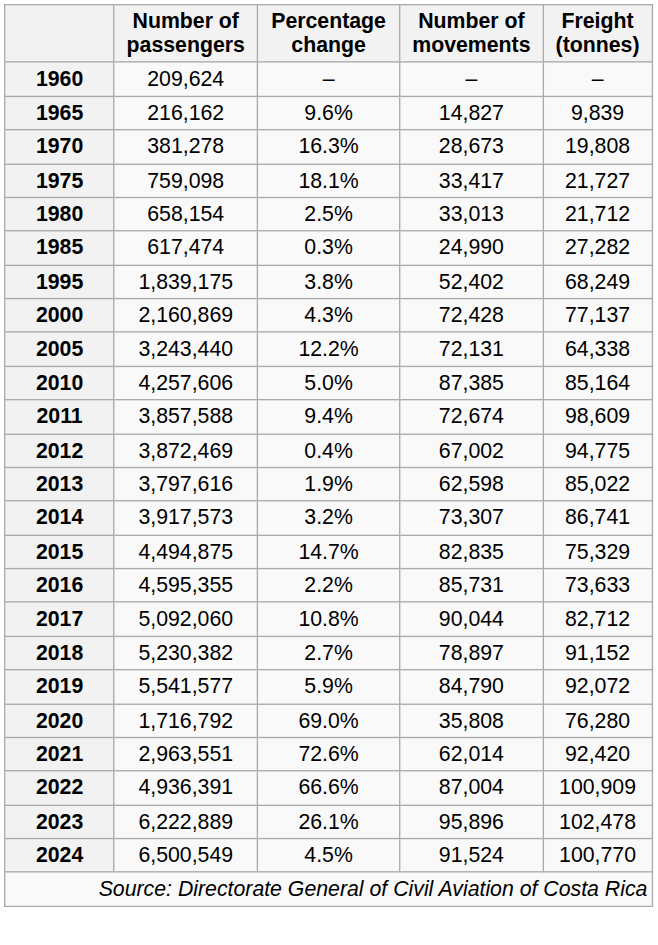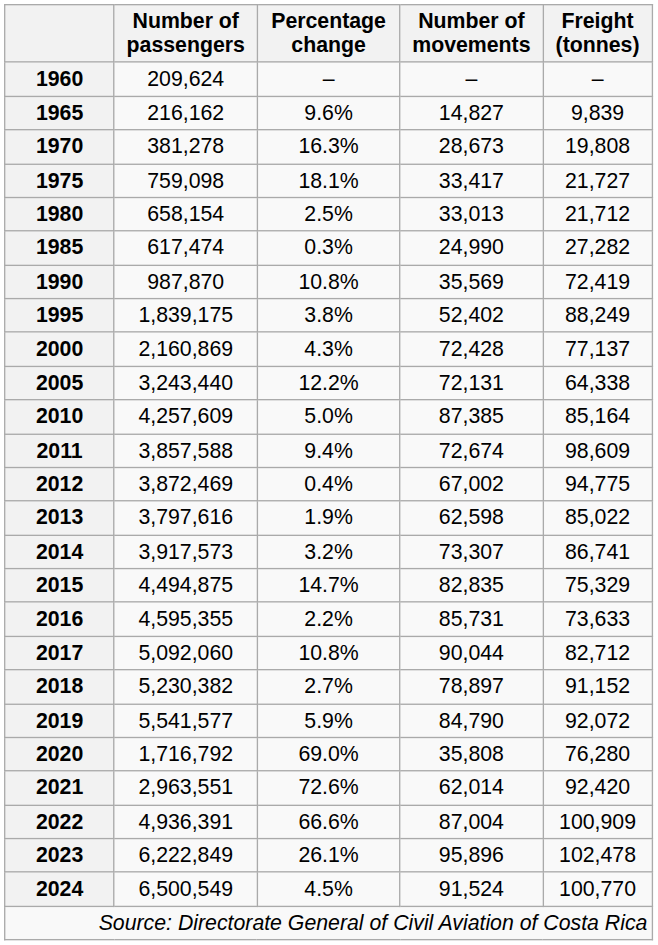+ row: (60, 281)
(598, 281) 68,249 -> (598, 315) 88,249
(186, 382) 4,257,606 -> (186, 416) 4,257,609
(186, 821) 6,222,889 -> (186, 855) 6,222,849
